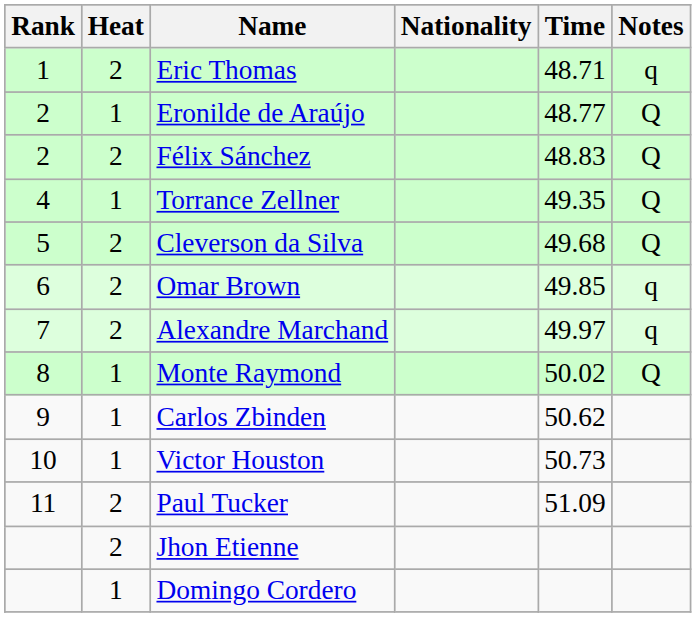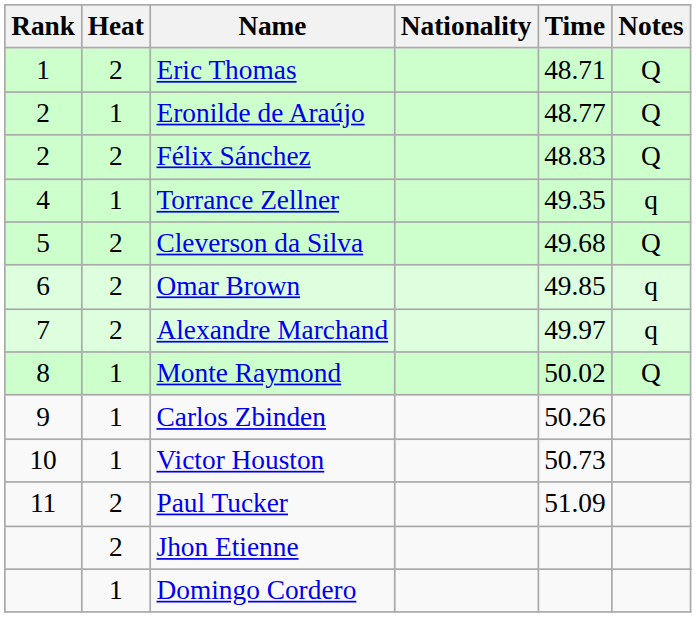(651, 69) q -> (651, 69) Q
(651, 199) Q -> (651, 199) q
(575, 416) 50.62 -> (575, 416) 50.26
